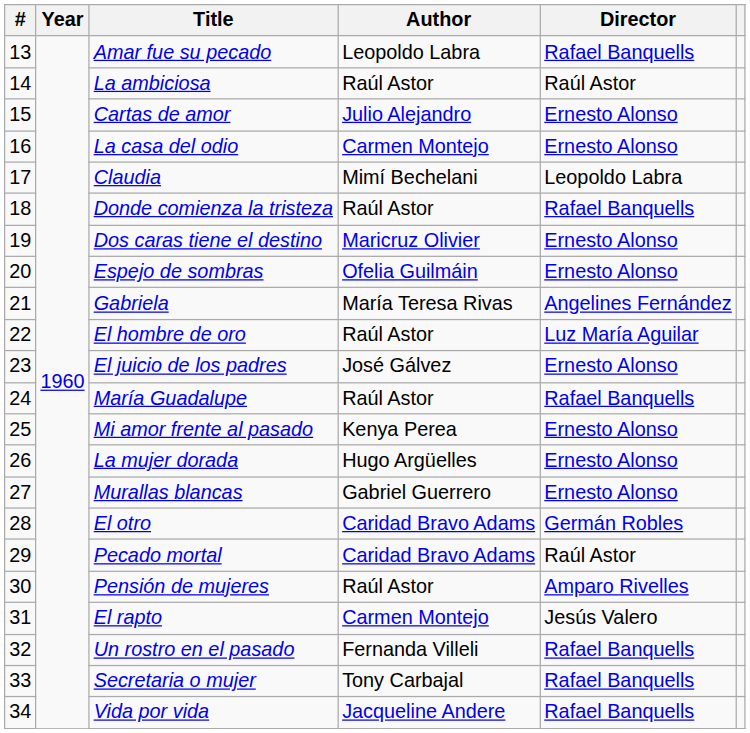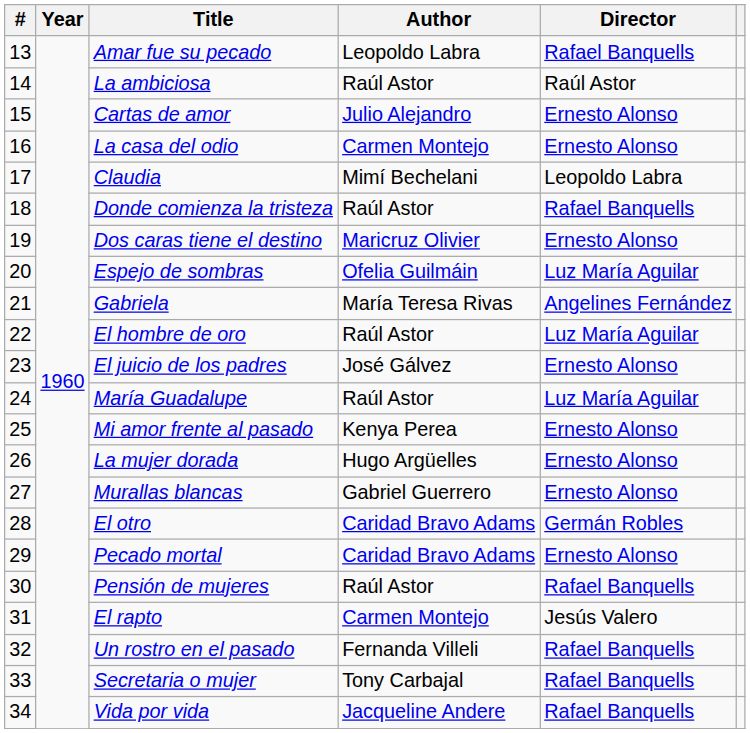(611, 271) Ernesto Alonso -> (621, 271) Luz María Aguilar
(619, 397) Rafael Banquells -> (621, 397) Luz María Aguilar
(590, 555) Raúl Astor -> (611, 555) Ernesto Alonso
(616, 586) Amparo Rivelles -> (619, 586) Rafael Banquells
